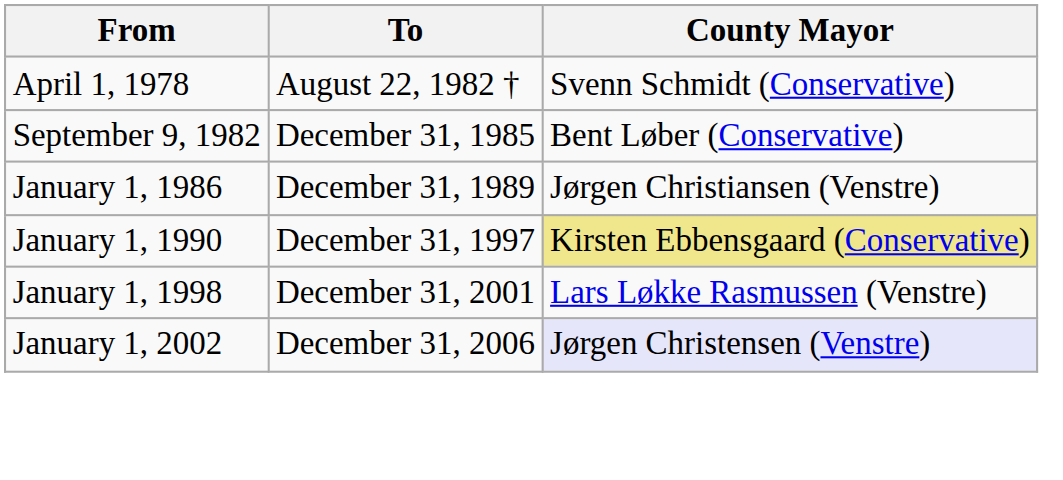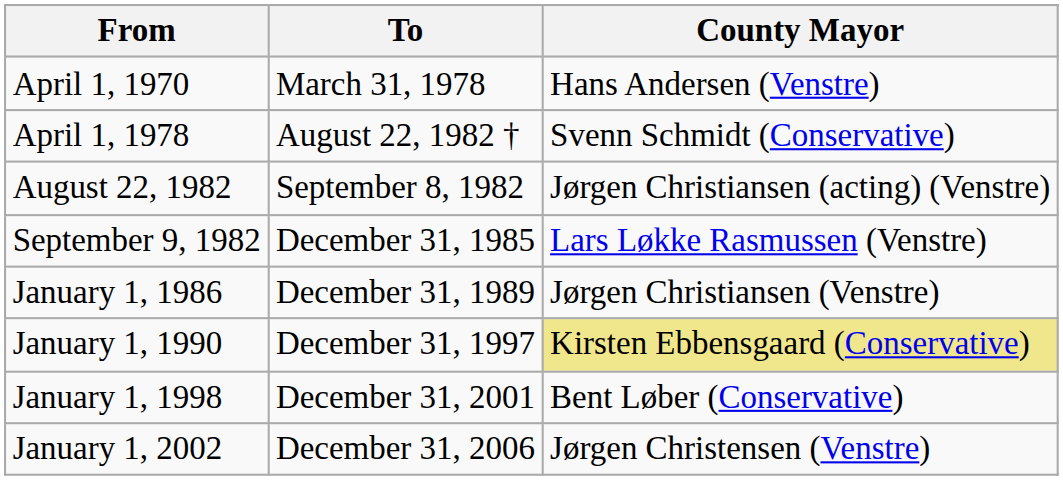+ row: (101, 82)
+ row: (122, 187)
(727, 135) Bent Løber (Conservative) -> (768, 239) Lars Løkke Rasmussen (Venstre)
(768, 291) Lars Løkke Rasmussen (Venstre) -> (727, 396) Bent Løber (Conservative)
(740, 344) lavender background -> (740, 448) no background
